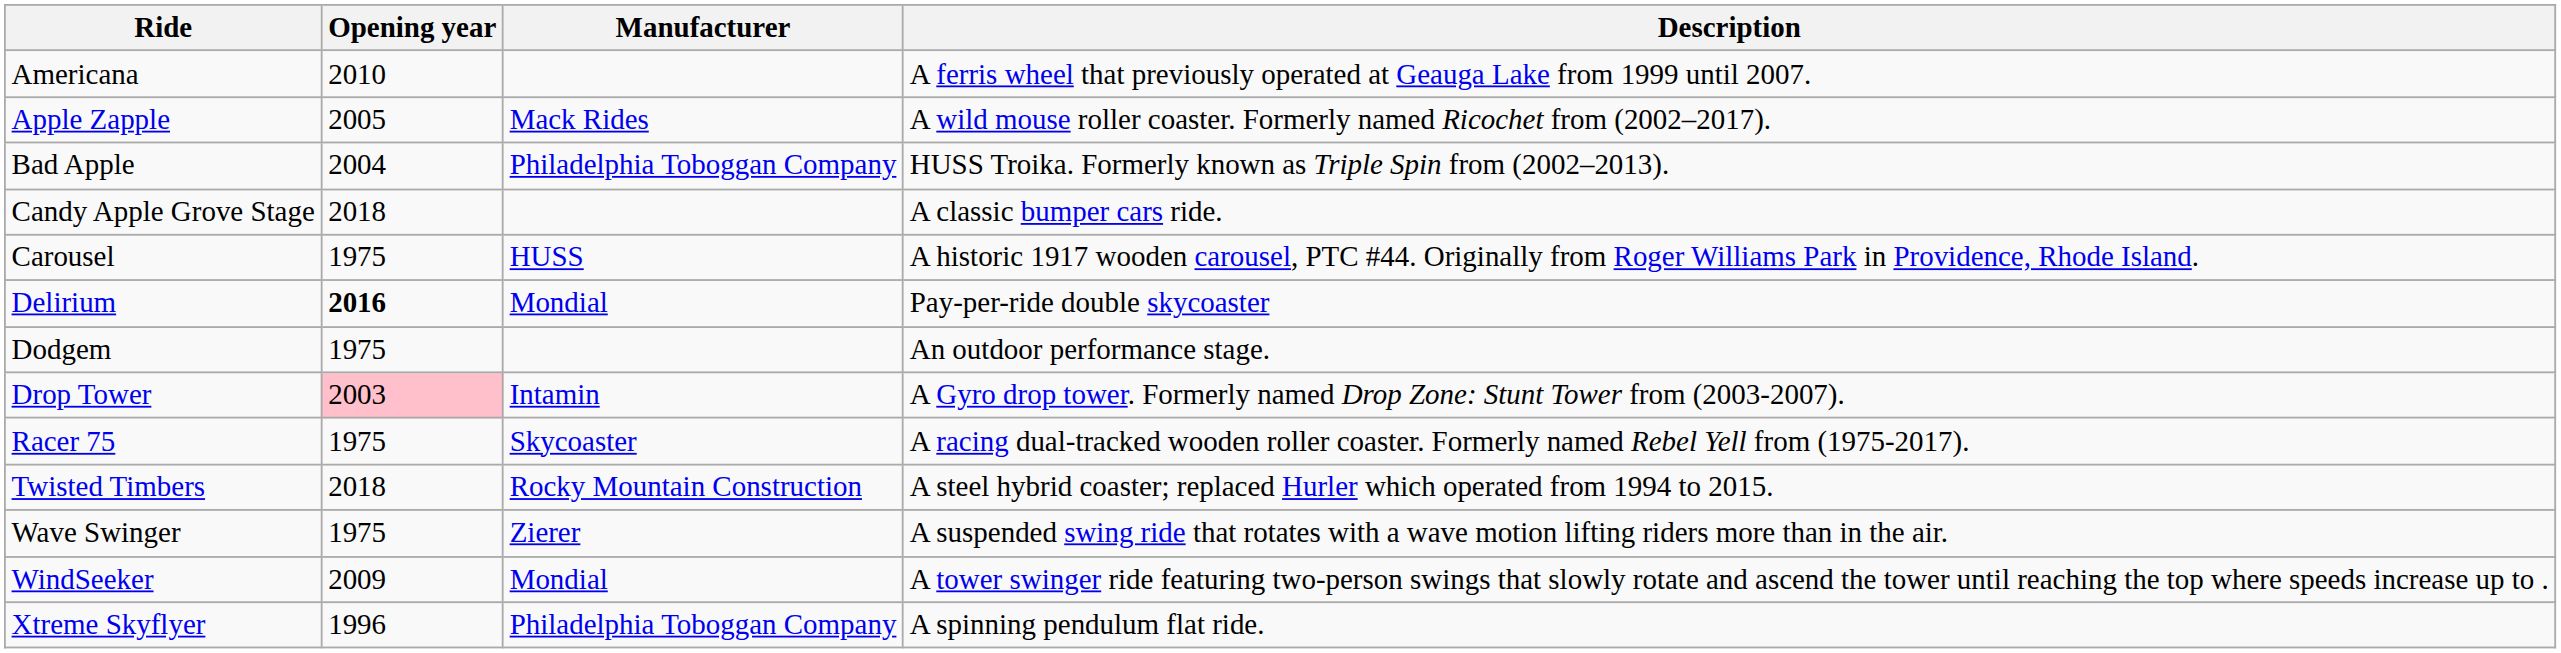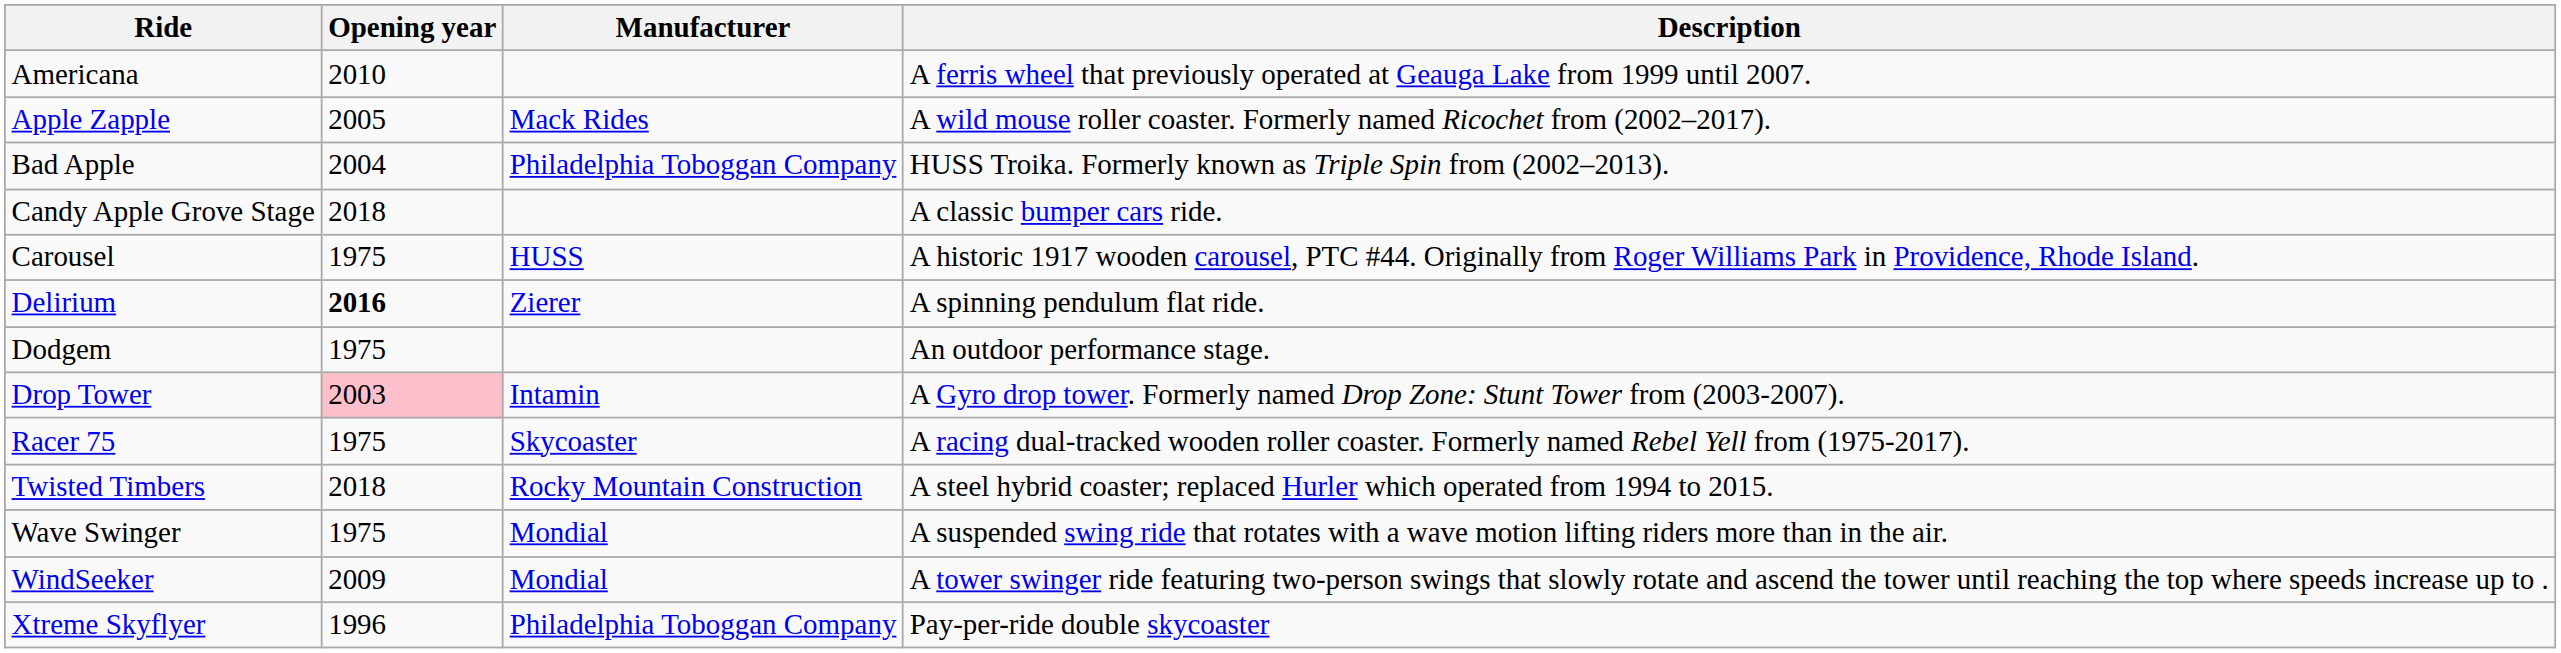(559, 303) Mondial -> (545, 303) Zierer
(1090, 303) Pay-per-ride double skycoaster -> (1087, 303) A spinning pendulum flat ride.
(545, 532) Zierer -> (559, 532) Mondial
(1087, 624) A spinning pendulum flat ride. -> (1090, 624) Pay-per-ride double skycoaster
